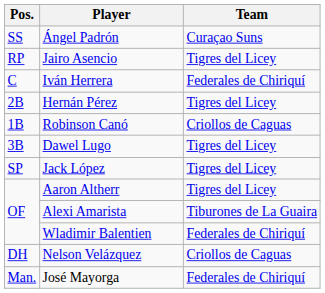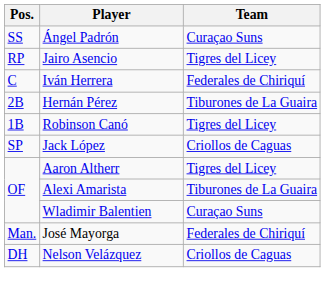(231, 102) Tigres del Licey -> (252, 102) Tiburones de La Guaira
(239, 124) Criollos de Caguas -> (231, 124) Tigres del Licey
- row: (77, 146)
(231, 168) Tigres del Licey -> (239, 146) Criollos de Caguas
(246, 233) Federales de Chiriquí -> (225, 211) Curaçao Suns
rows swapped: (92, 255) <-> (81, 277)
